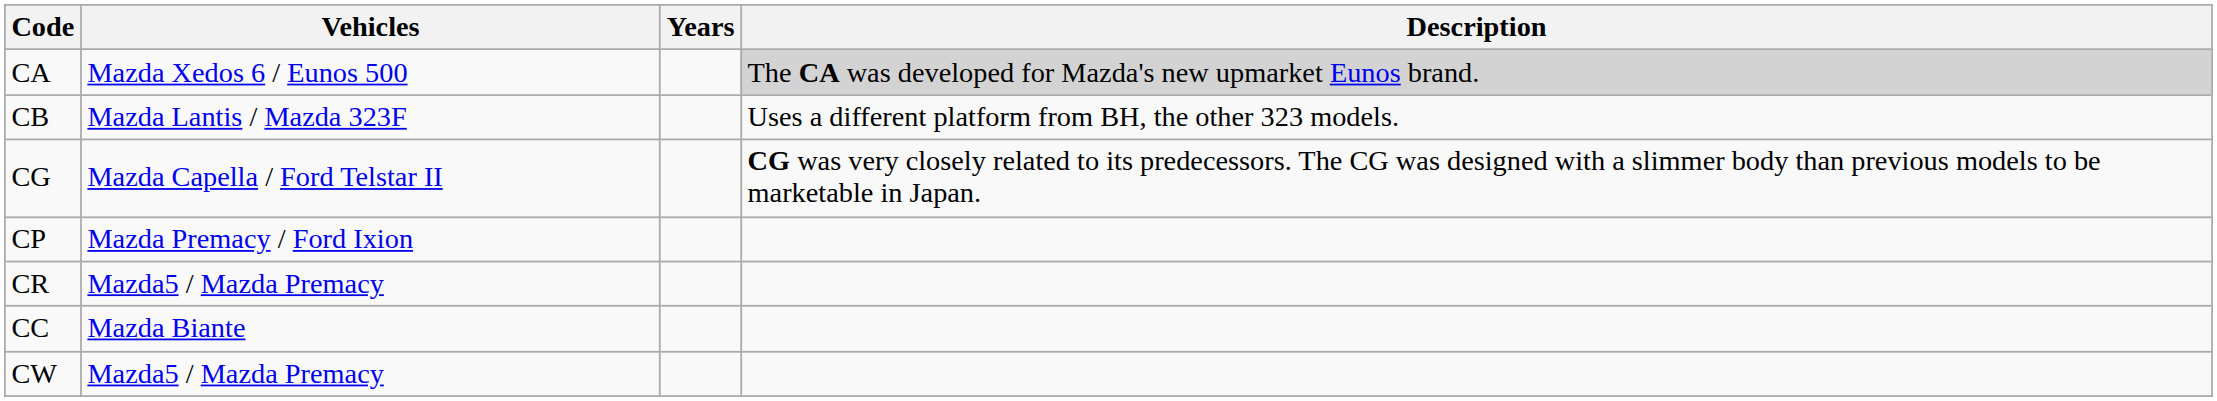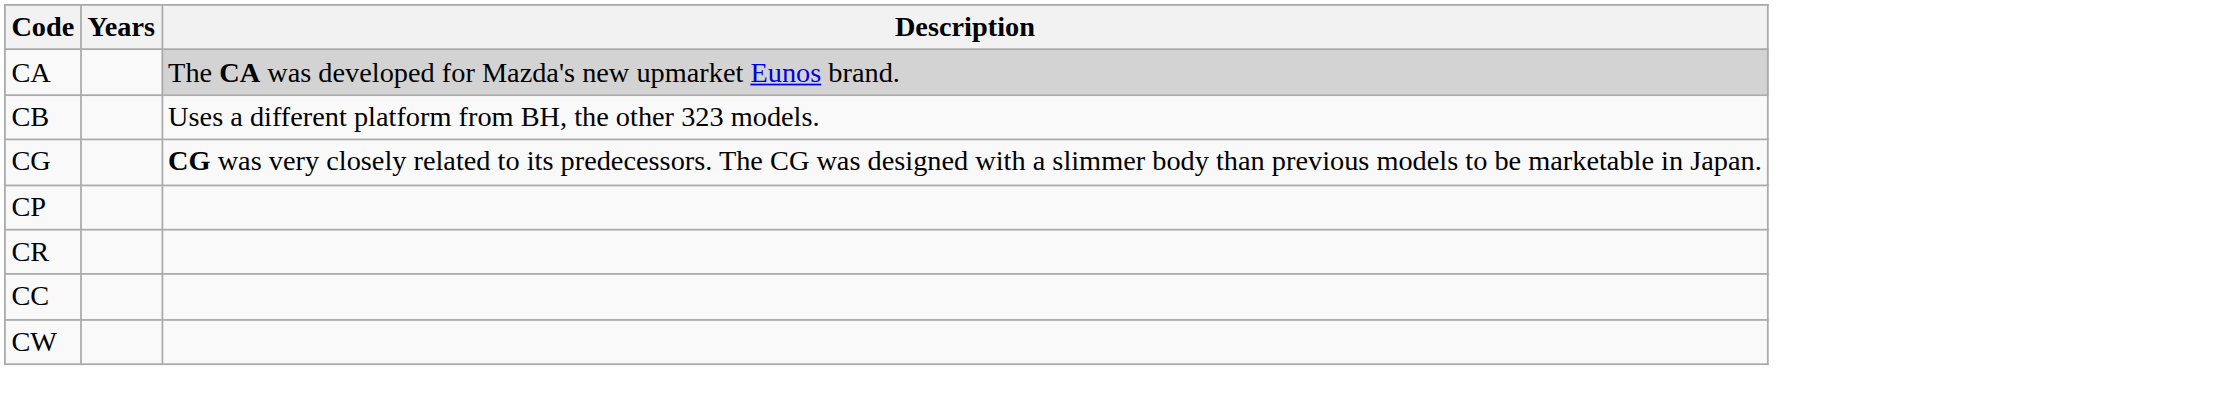- column: (371, 26)
